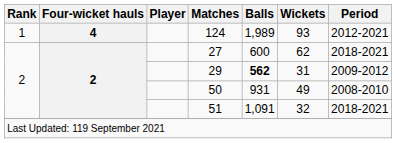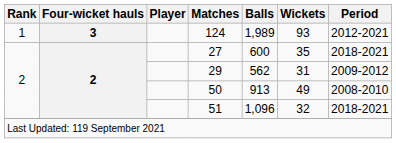(93, 33) 4 -> (93, 33) 3
(303, 52) 62 -> (303, 52) 35
(260, 71) bold -> (260, 71) normal
(260, 90) 931 -> (260, 90) 913
(260, 109) 1,091 -> (260, 109) 1,096
